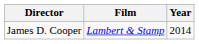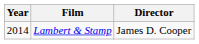columns swapped: (180, 13) <-> (44, 13)
